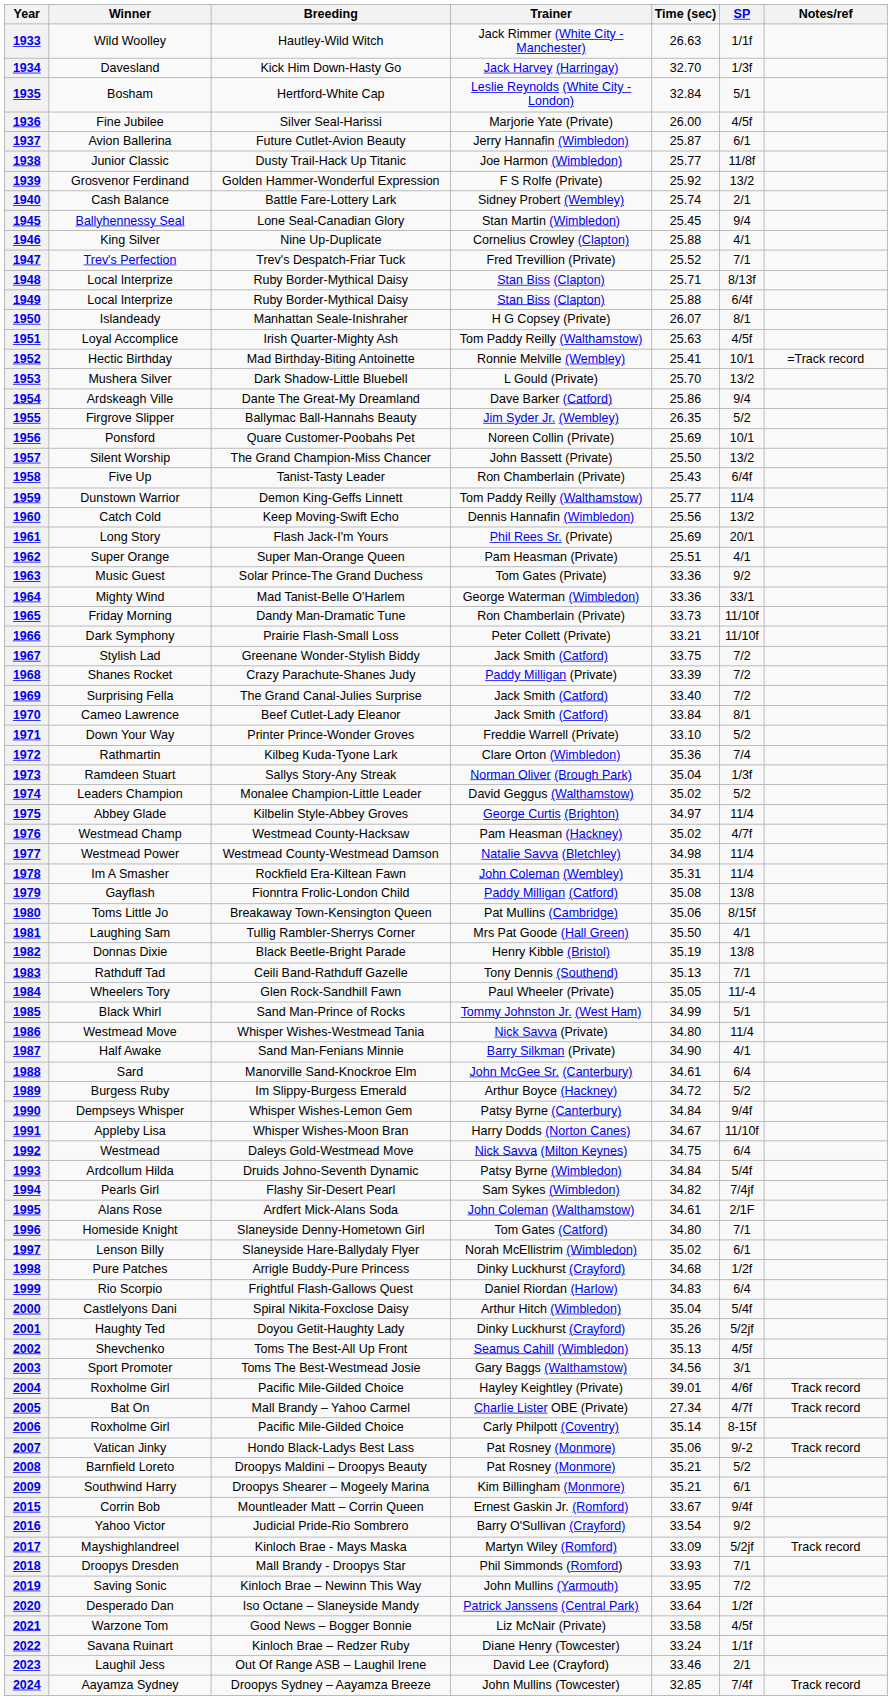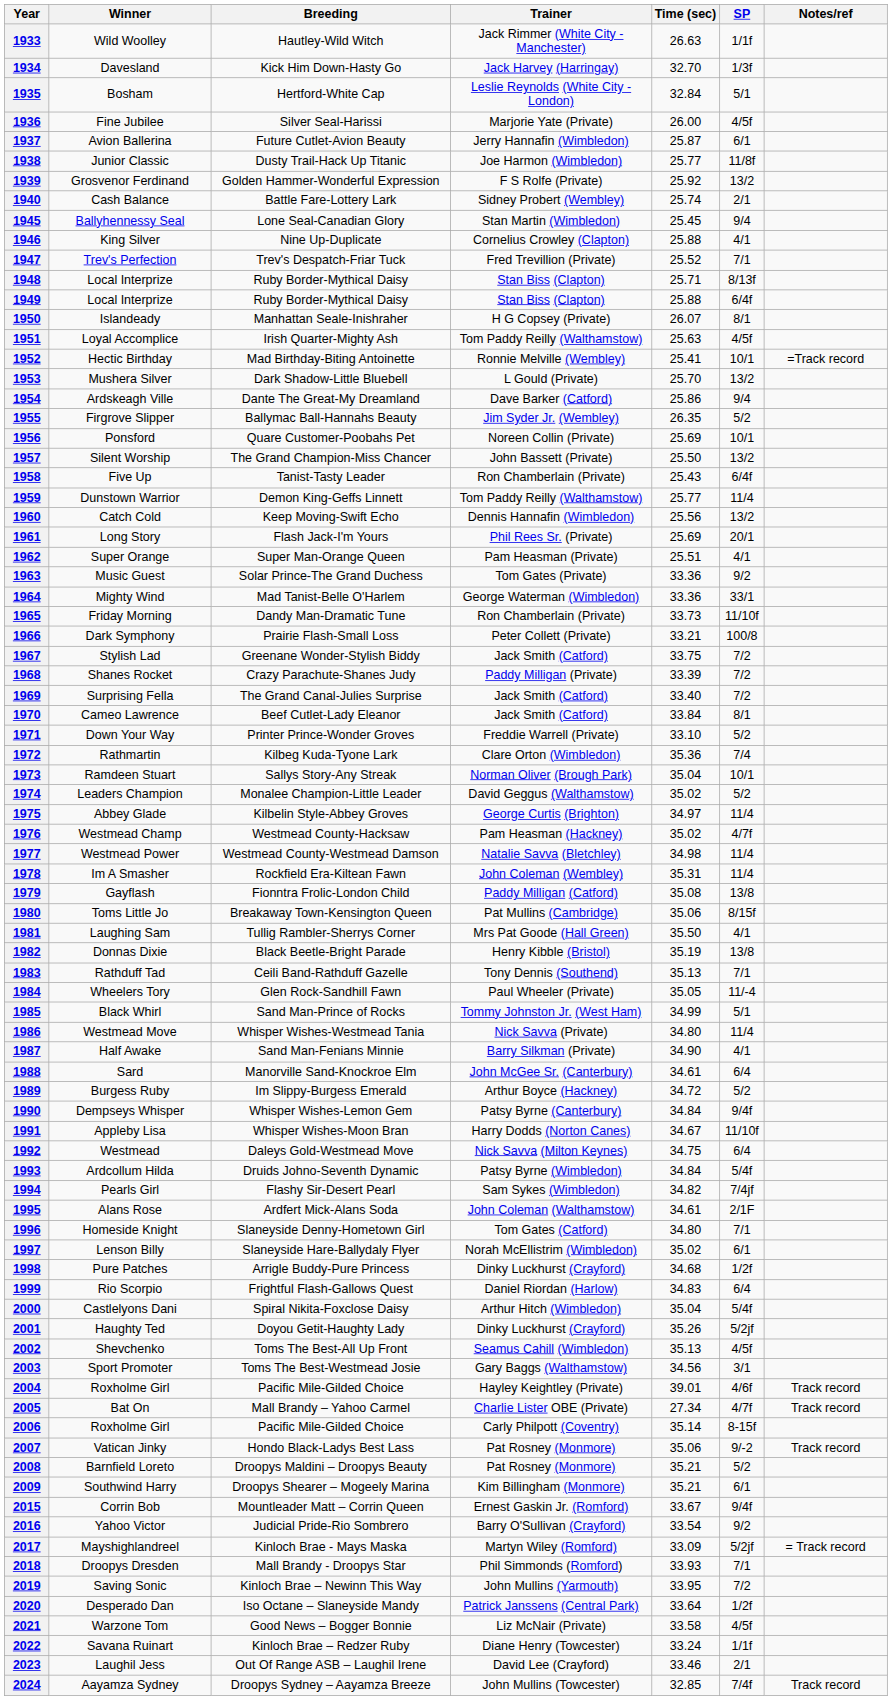(742, 636) 11/10f -> (742, 636) 100/8
(742, 774) 1/3f -> (742, 774) 10/1
(826, 1546) Track record -> (826, 1546) = Track record
